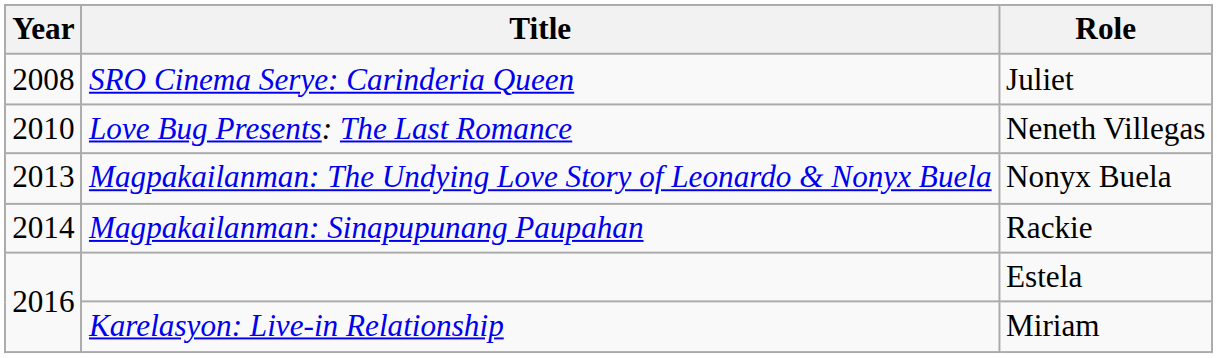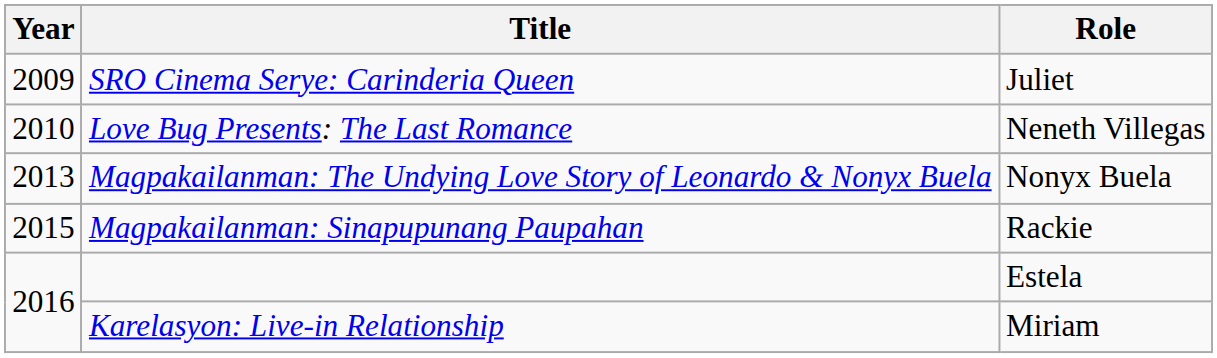(43, 78) 2008 -> (43, 78) 2009
(43, 227) 2014 -> (43, 227) 2015
